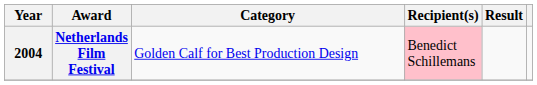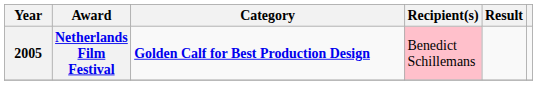(28, 53) 2004 -> (28, 53) 2005
(246, 53) normal -> (252, 53) bold
